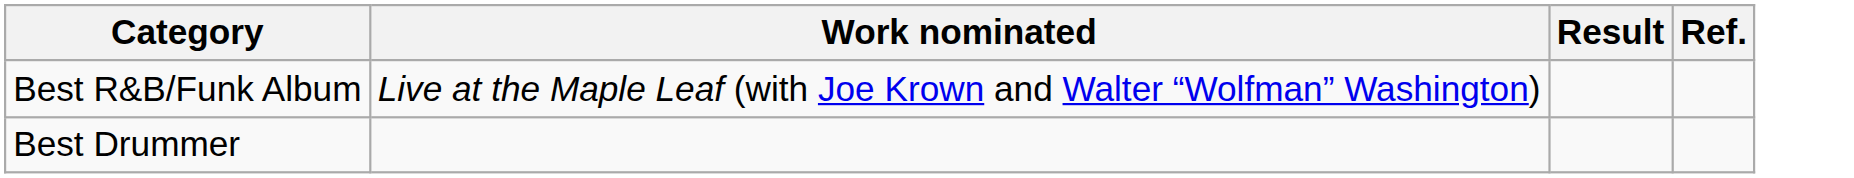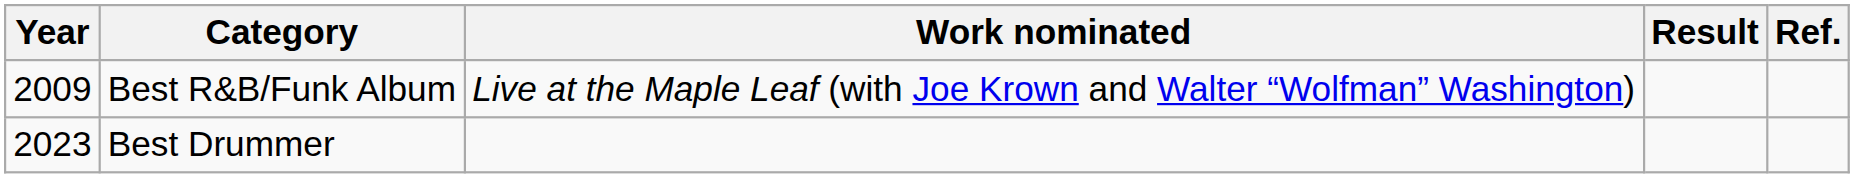+ column: (52, 32)
